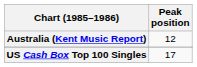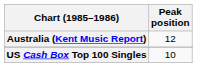(170, 54) 17 -> (170, 54) 10
